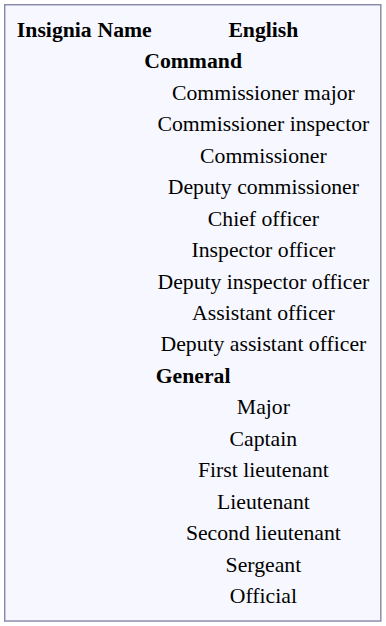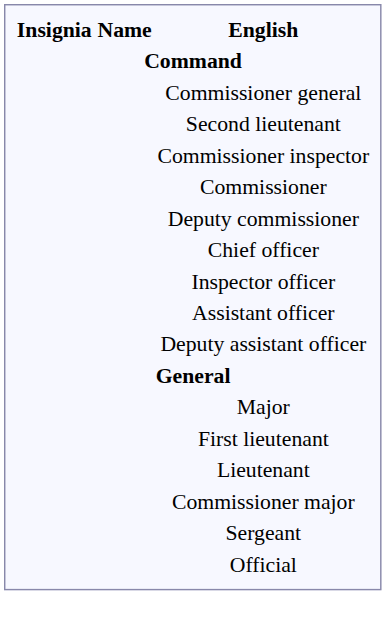+ row: (263, 92)
rows swapped: (263, 92) <-> (263, 532)
- row: (263, 281)
- row: (263, 438)
